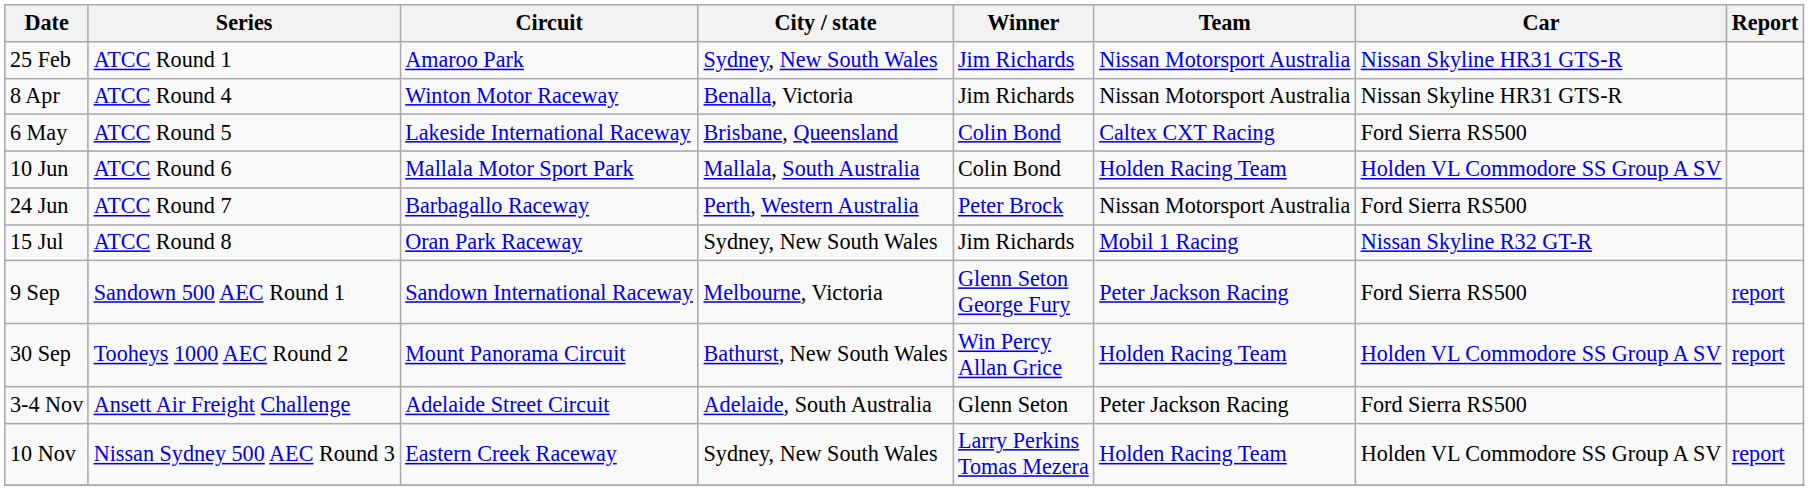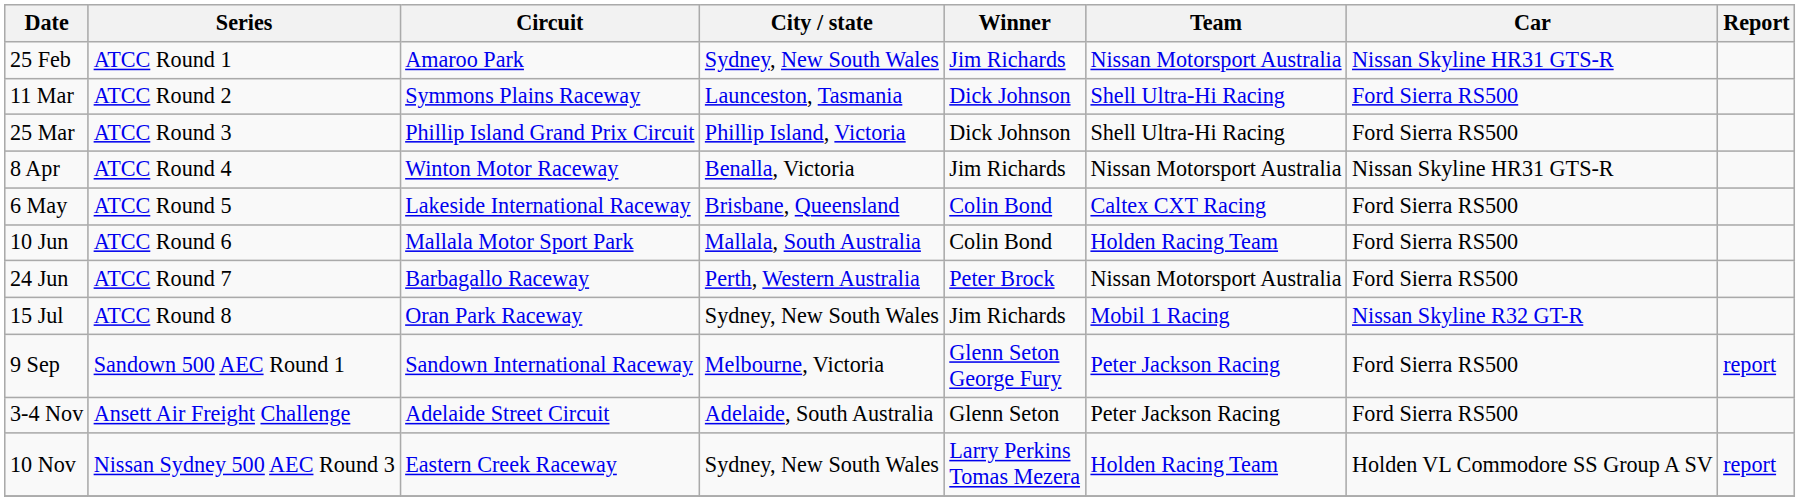+ row: (42, 96)
+ row: (42, 132)
(1541, 169) Holden VL Commodore SS Group A SV -> (1435, 242) Ford Sierra RS500
- row: (40, 355)
